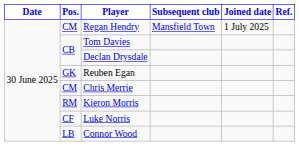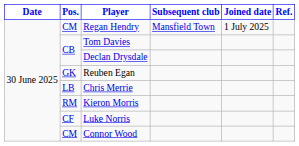(70, 88) CM -> (68, 88) LB
(68, 133) LB -> (70, 133) CM
